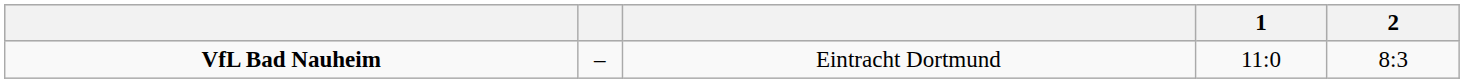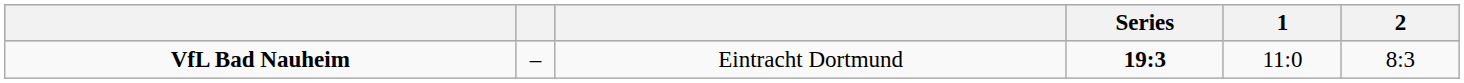+ column: (1145, 22)
